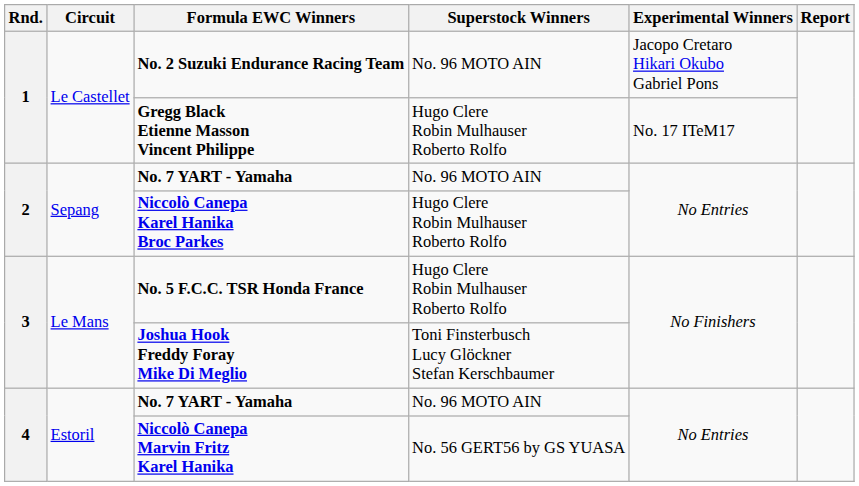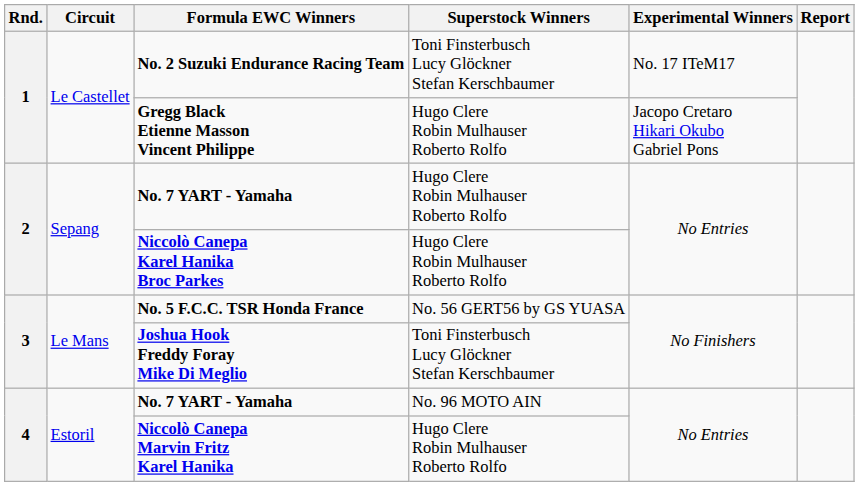(477, 64) No. 96 MOTO AIN -> (483, 64) Toni Finsterbusch Lucy Glöckner Stefan Kerschbaumer
(683, 64) Jacopo Cretaro Hikari Okubo Gabriel Pons -> (684, 64) No. 17 ITeM17
(684, 130) No. 17 ITeM17 -> (683, 130) Jacopo Cretaro Hikari Okubo Gabriel Pons
(477, 176) No. 96 MOTO AIN -> (469, 195) Hugo Clere Robin Mulhauser Roberto Rolfo
(469, 288) Hugo Clere Robin Mulhauser Roberto Rolfo -> (519, 308) No. 56 GERT56 by GS YUASA
(519, 447) No. 56 GERT56 by GS YUASA -> (469, 447) Hugo Clere Robin Mulhauser Roberto Rolfo
